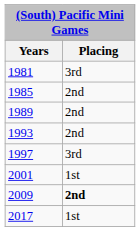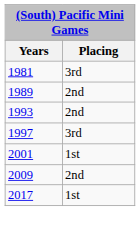- row: (21, 92)
(75, 195) bold -> (75, 174) normal
